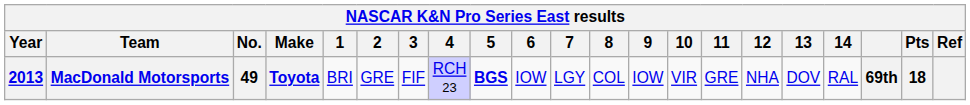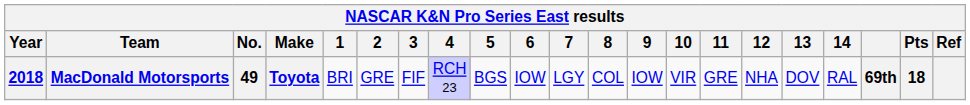(26, 78) 2013 -> (26, 78) 2018
(491, 78) bold -> (490, 78) normal
